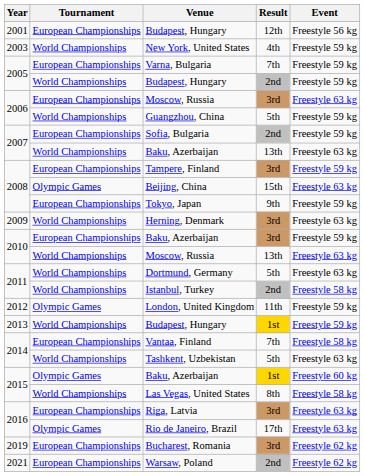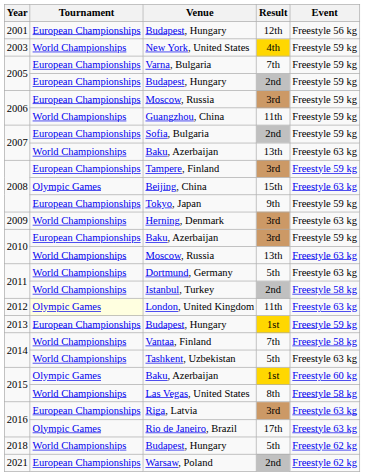(273, 47) no background -> (273, 47) gold background
(79, 82) World Championships -> (87, 82) European Championships
(325, 99) Freestyle 63 kg -> (325, 99) Freestyle 59 kg
(273, 117) 5th -> (273, 117) 11th
(67, 307) no background -> (67, 307) lightyellow background
(325, 307) Freestyle 59 kg -> (325, 307) Freestyle 63 kg
(79, 324) World Championships -> (87, 324) European Championships
(87, 341) European Championships -> (79, 341) World Championships
+ row: (17, 445)
- row: (17, 445)
